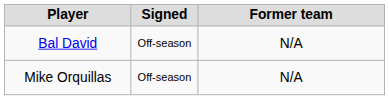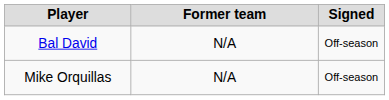columns swapped: (164, 15) <-> (291, 15)
